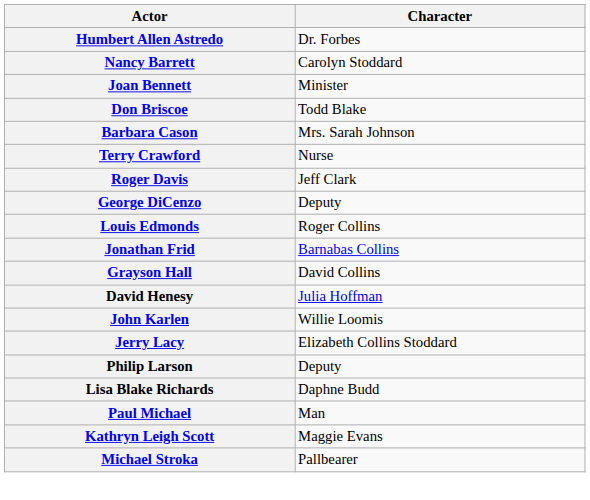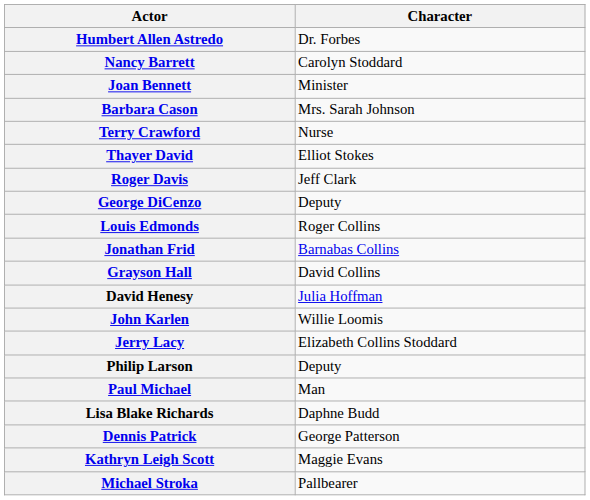- row: (150, 109)
+ row: (150, 156)
rows swapped: (150, 413) <-> (150, 389)
+ row: (150, 436)
